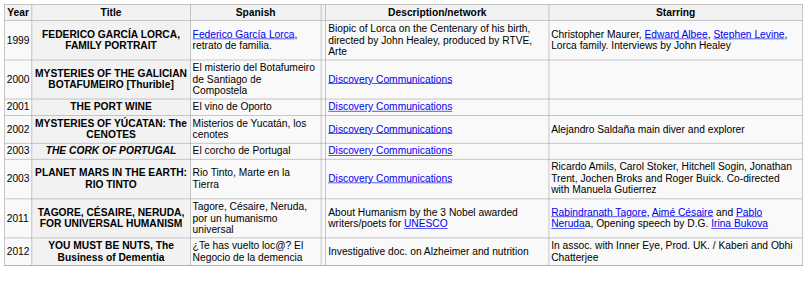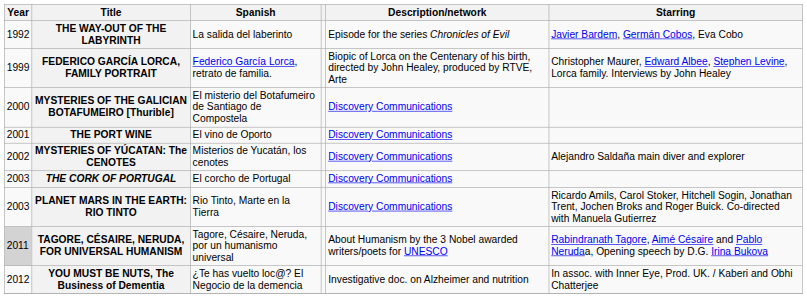+ row: (111, 34)
(18, 218) no background -> (18, 246) lightgrey background
